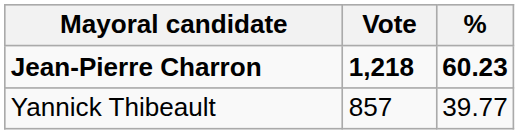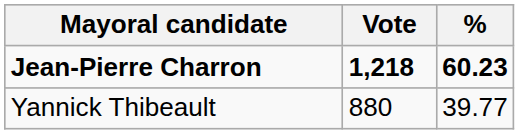(371, 107) 857 -> (371, 107) 880
